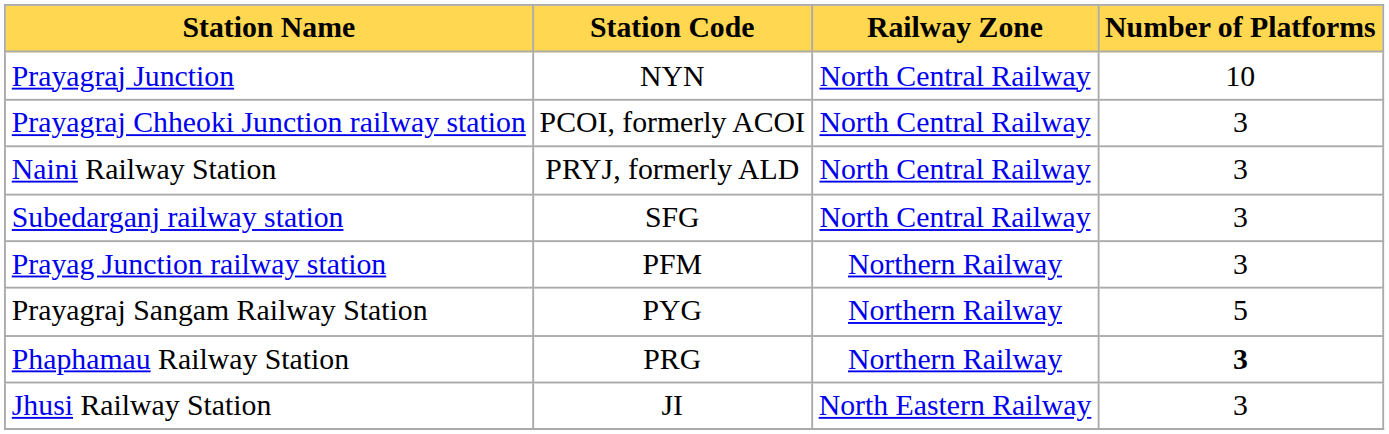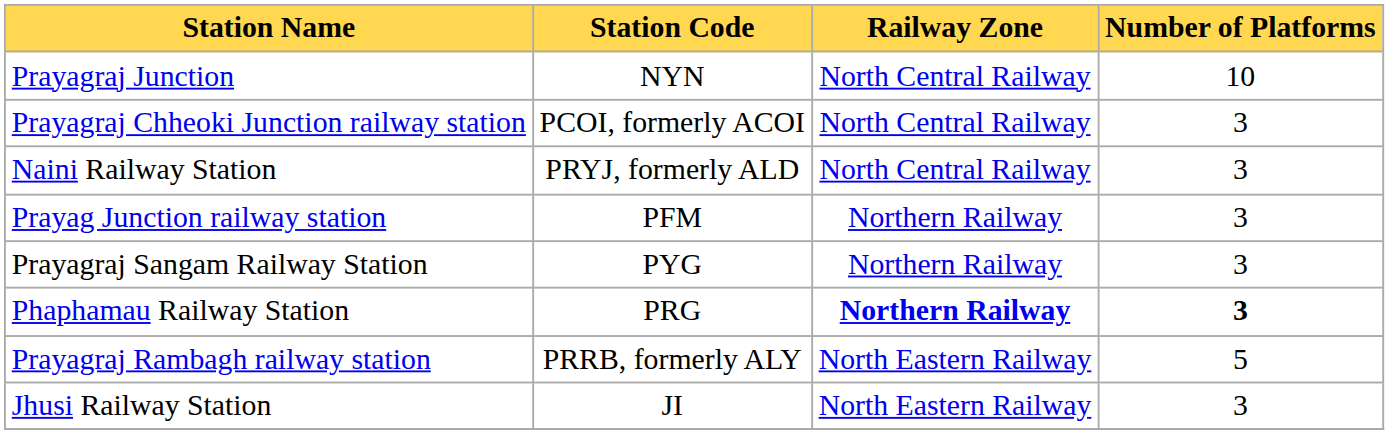- row: (178, 216)
(1240, 311) 5 -> (1240, 264) 3
(955, 358) normal -> (955, 311) bold
+ row: (221, 358)
